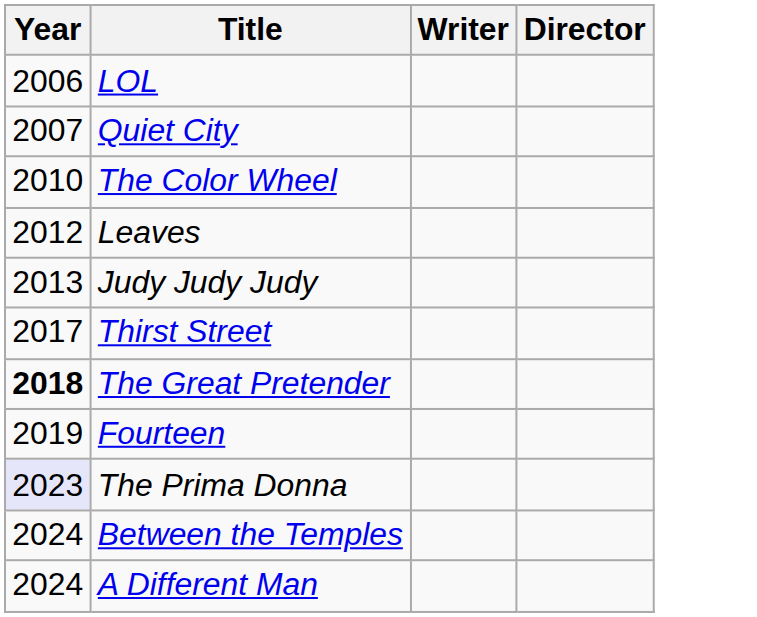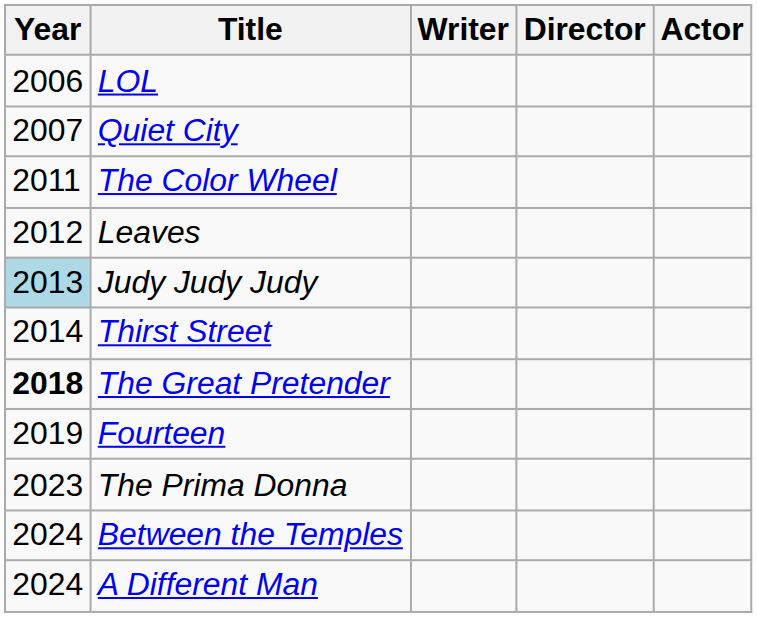+ column: (702, 29)
(48, 181) 2010 -> (47, 181) 2011
(48, 282) no background -> (48, 282) lightblue background
(48, 332) 2017 -> (48, 332) 2014
(48, 484) lavender background -> (48, 484) no background
